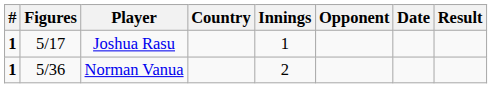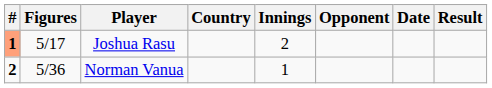(12, 43) no background -> (12, 43) lightsalmon background
(285, 43) 1 -> (285, 43) 2
(12, 69) 1 -> (12, 69) 2
(285, 69) 2 -> (285, 69) 1
